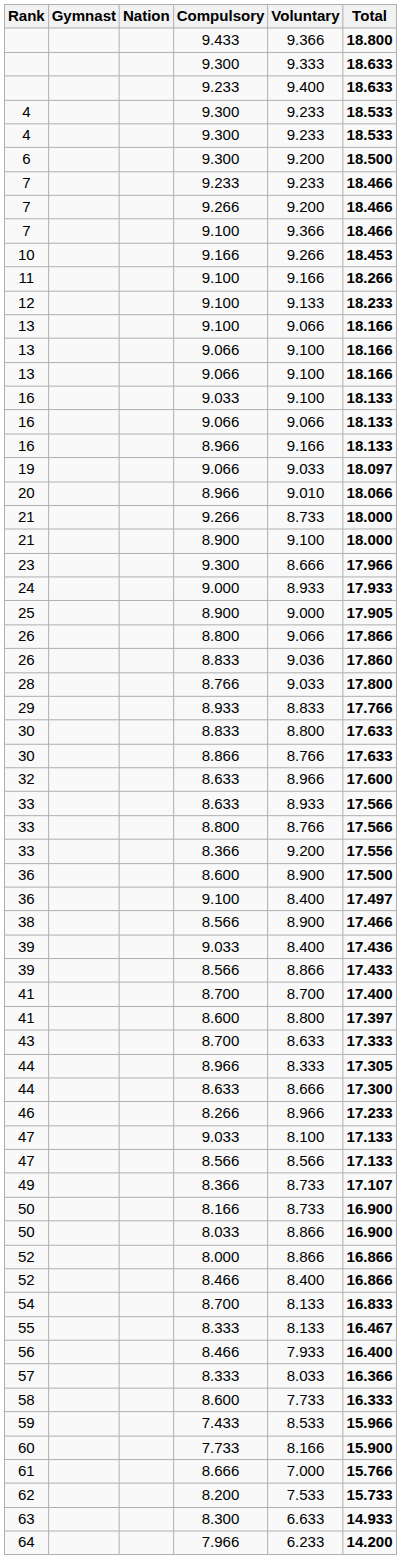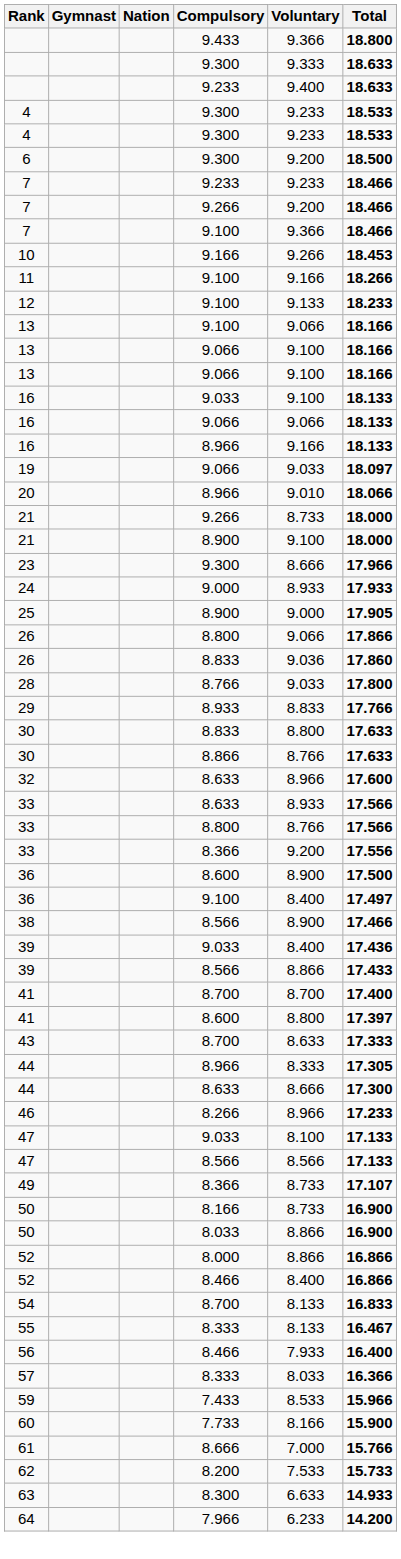- row: (26, 1399)
